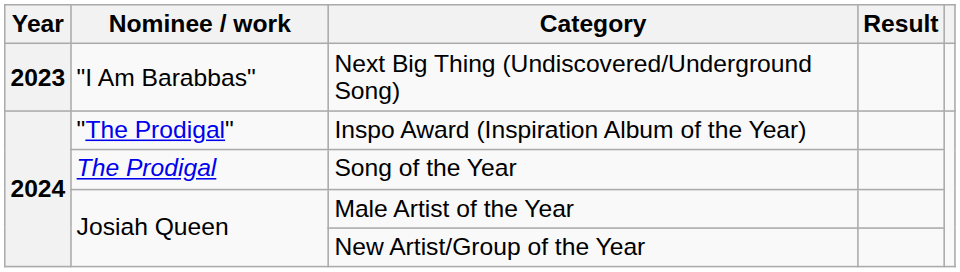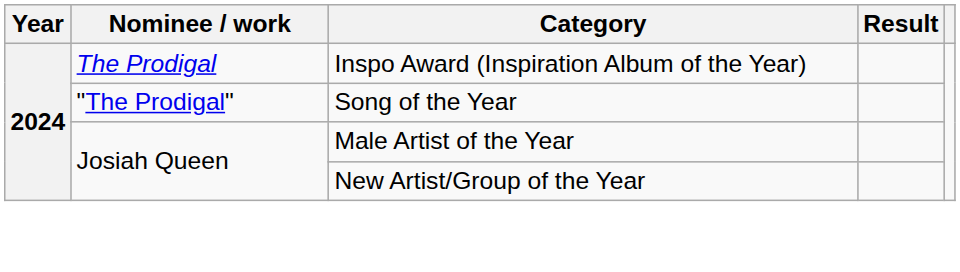- row: (573, 76)
(155, 129) "The Prodigal" -> (146, 63) The Prodigal
(146, 168) The Prodigal -> (155, 102) "The Prodigal"
